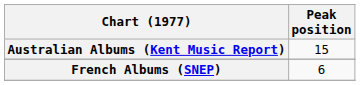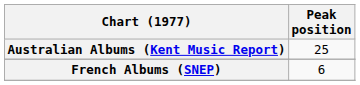(321, 49) 15 -> (321, 49) 25
